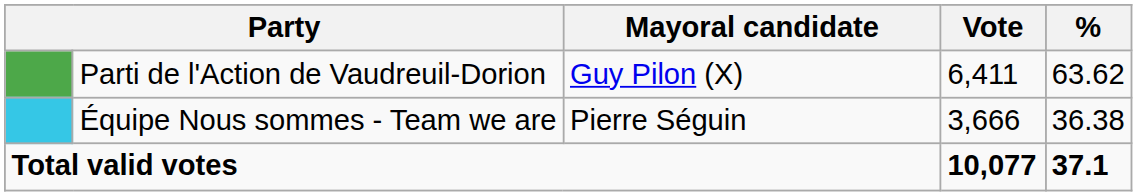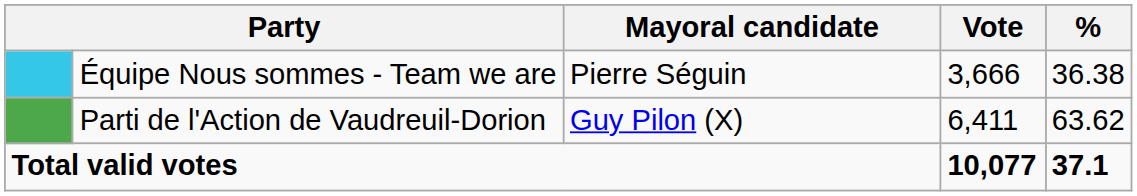rows swapped: (313, 73) <-> (318, 119)
